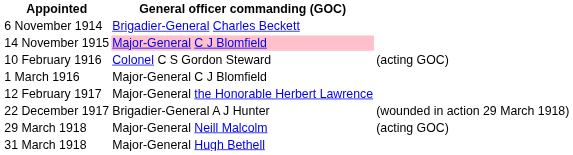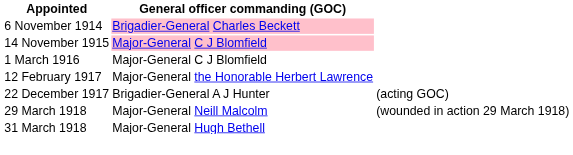(206, 26) no background -> (206, 26) pink background
- row: (53, 60)
(473, 110) (wounded in action 29 March 1918) -> (412, 94) (acting GOC)
(412, 127) (acting GOC) -> (473, 110) (wounded in action 29 March 1918)
